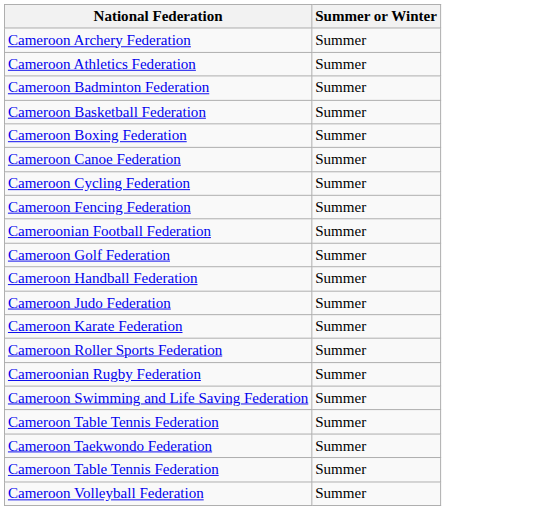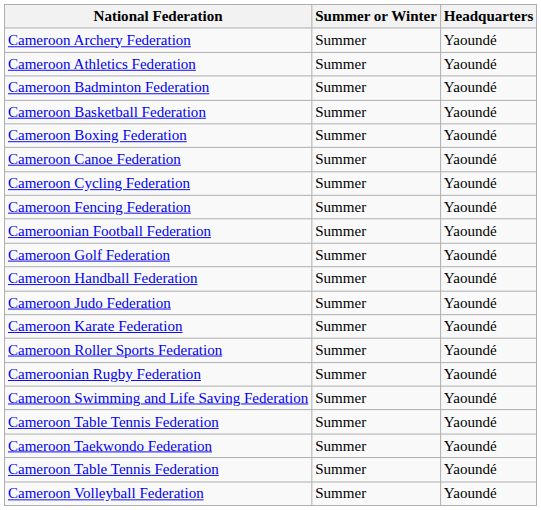+ column: (489, 16)
